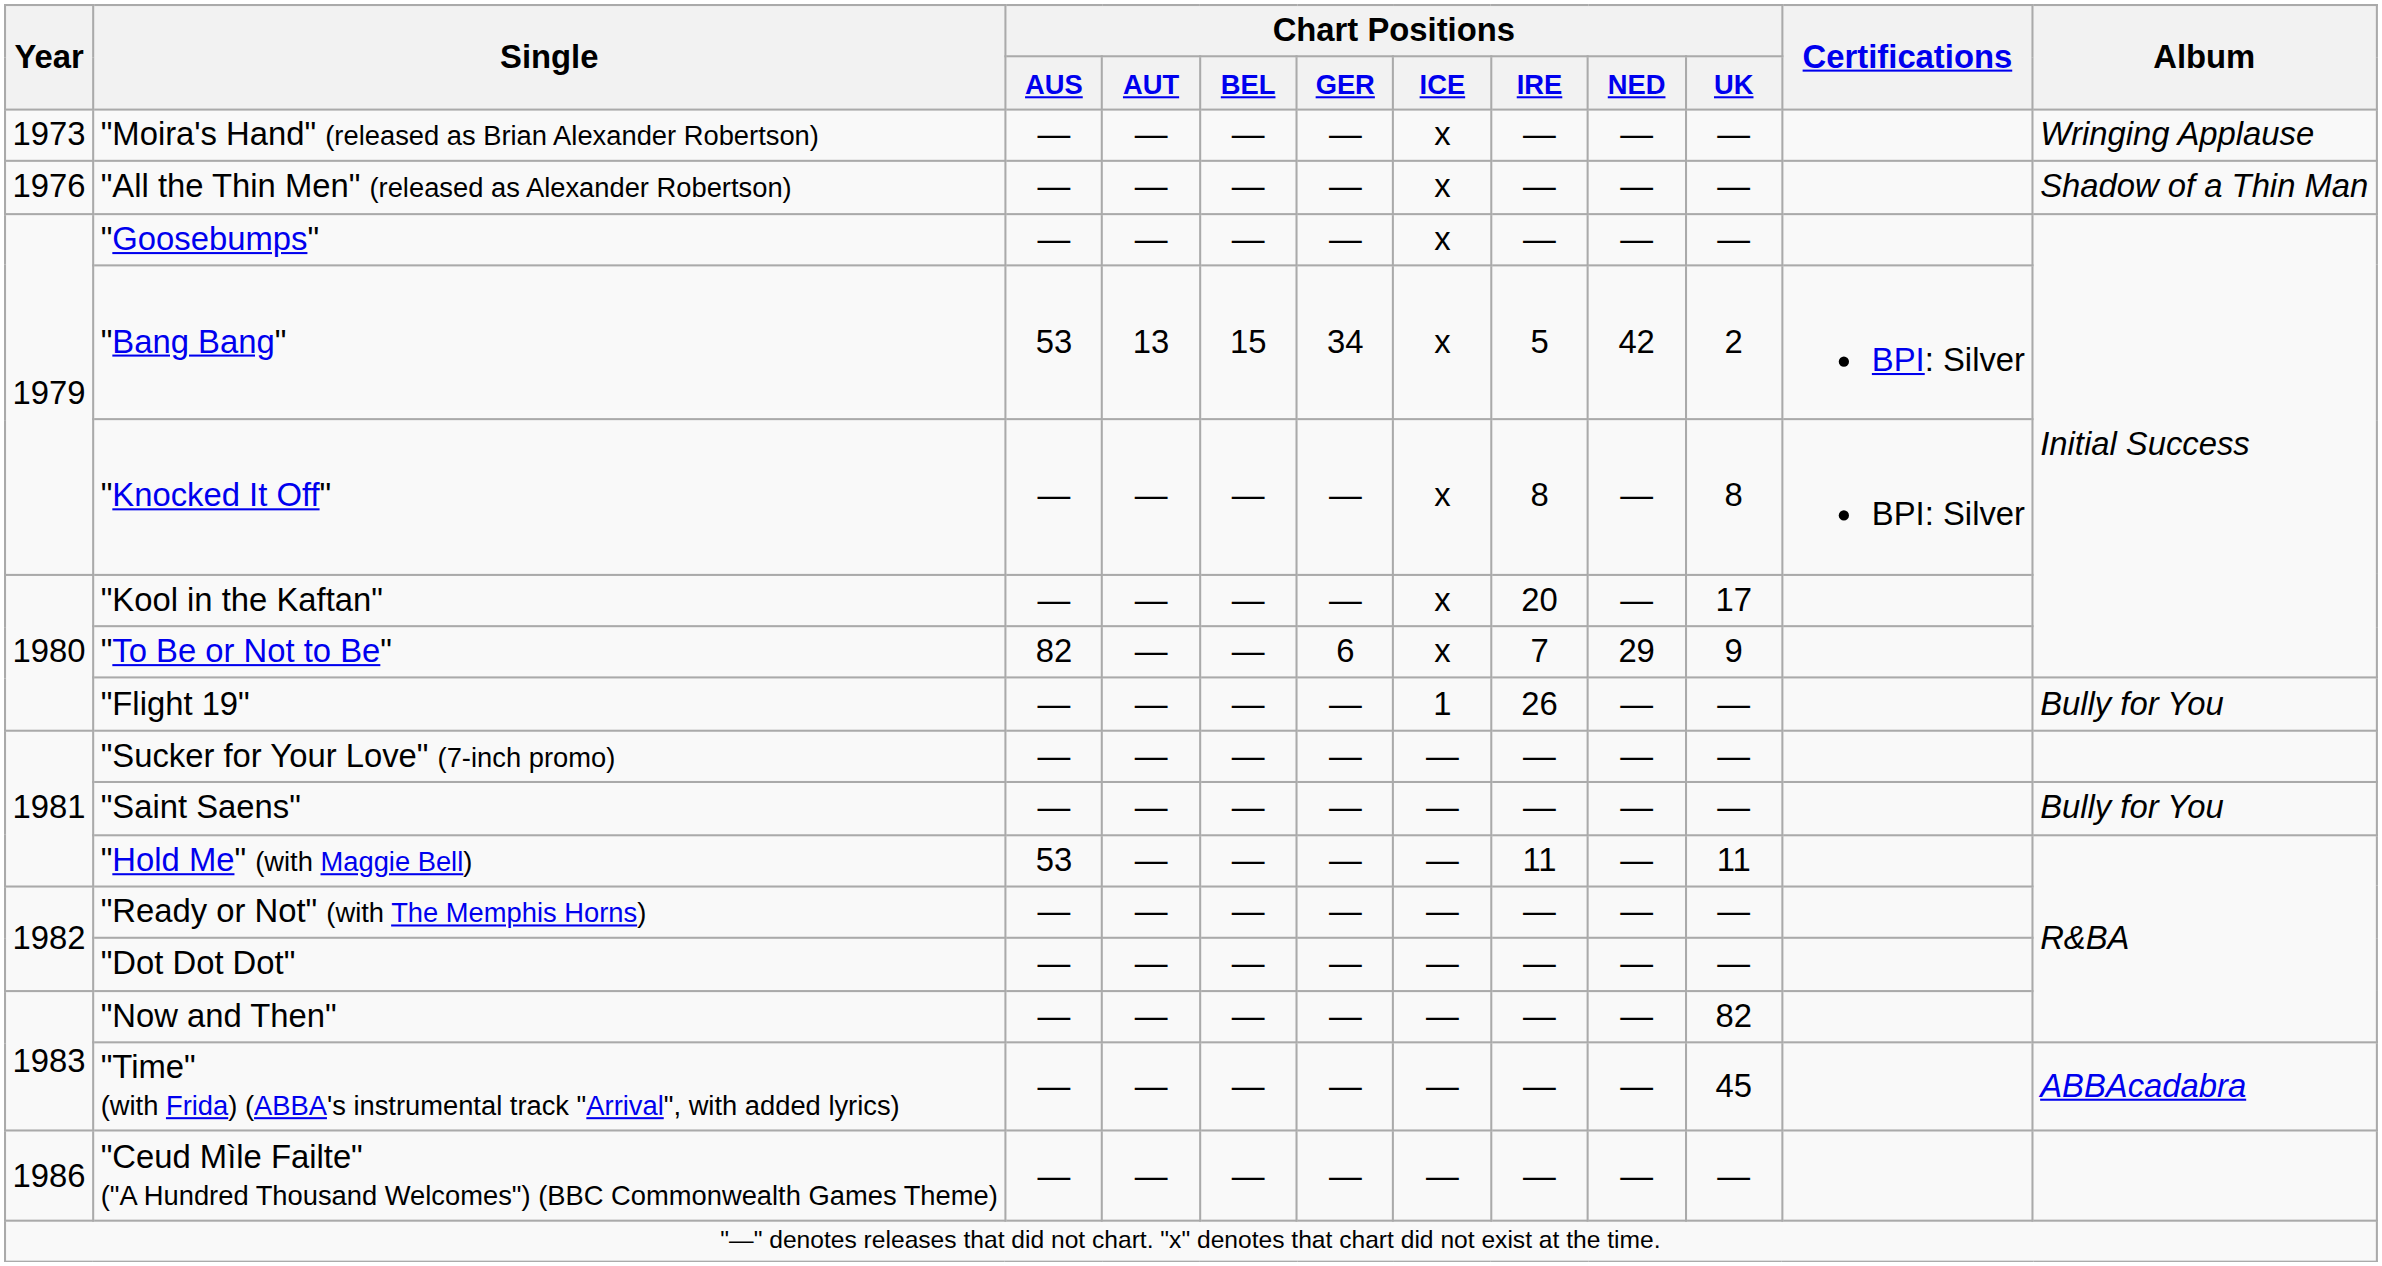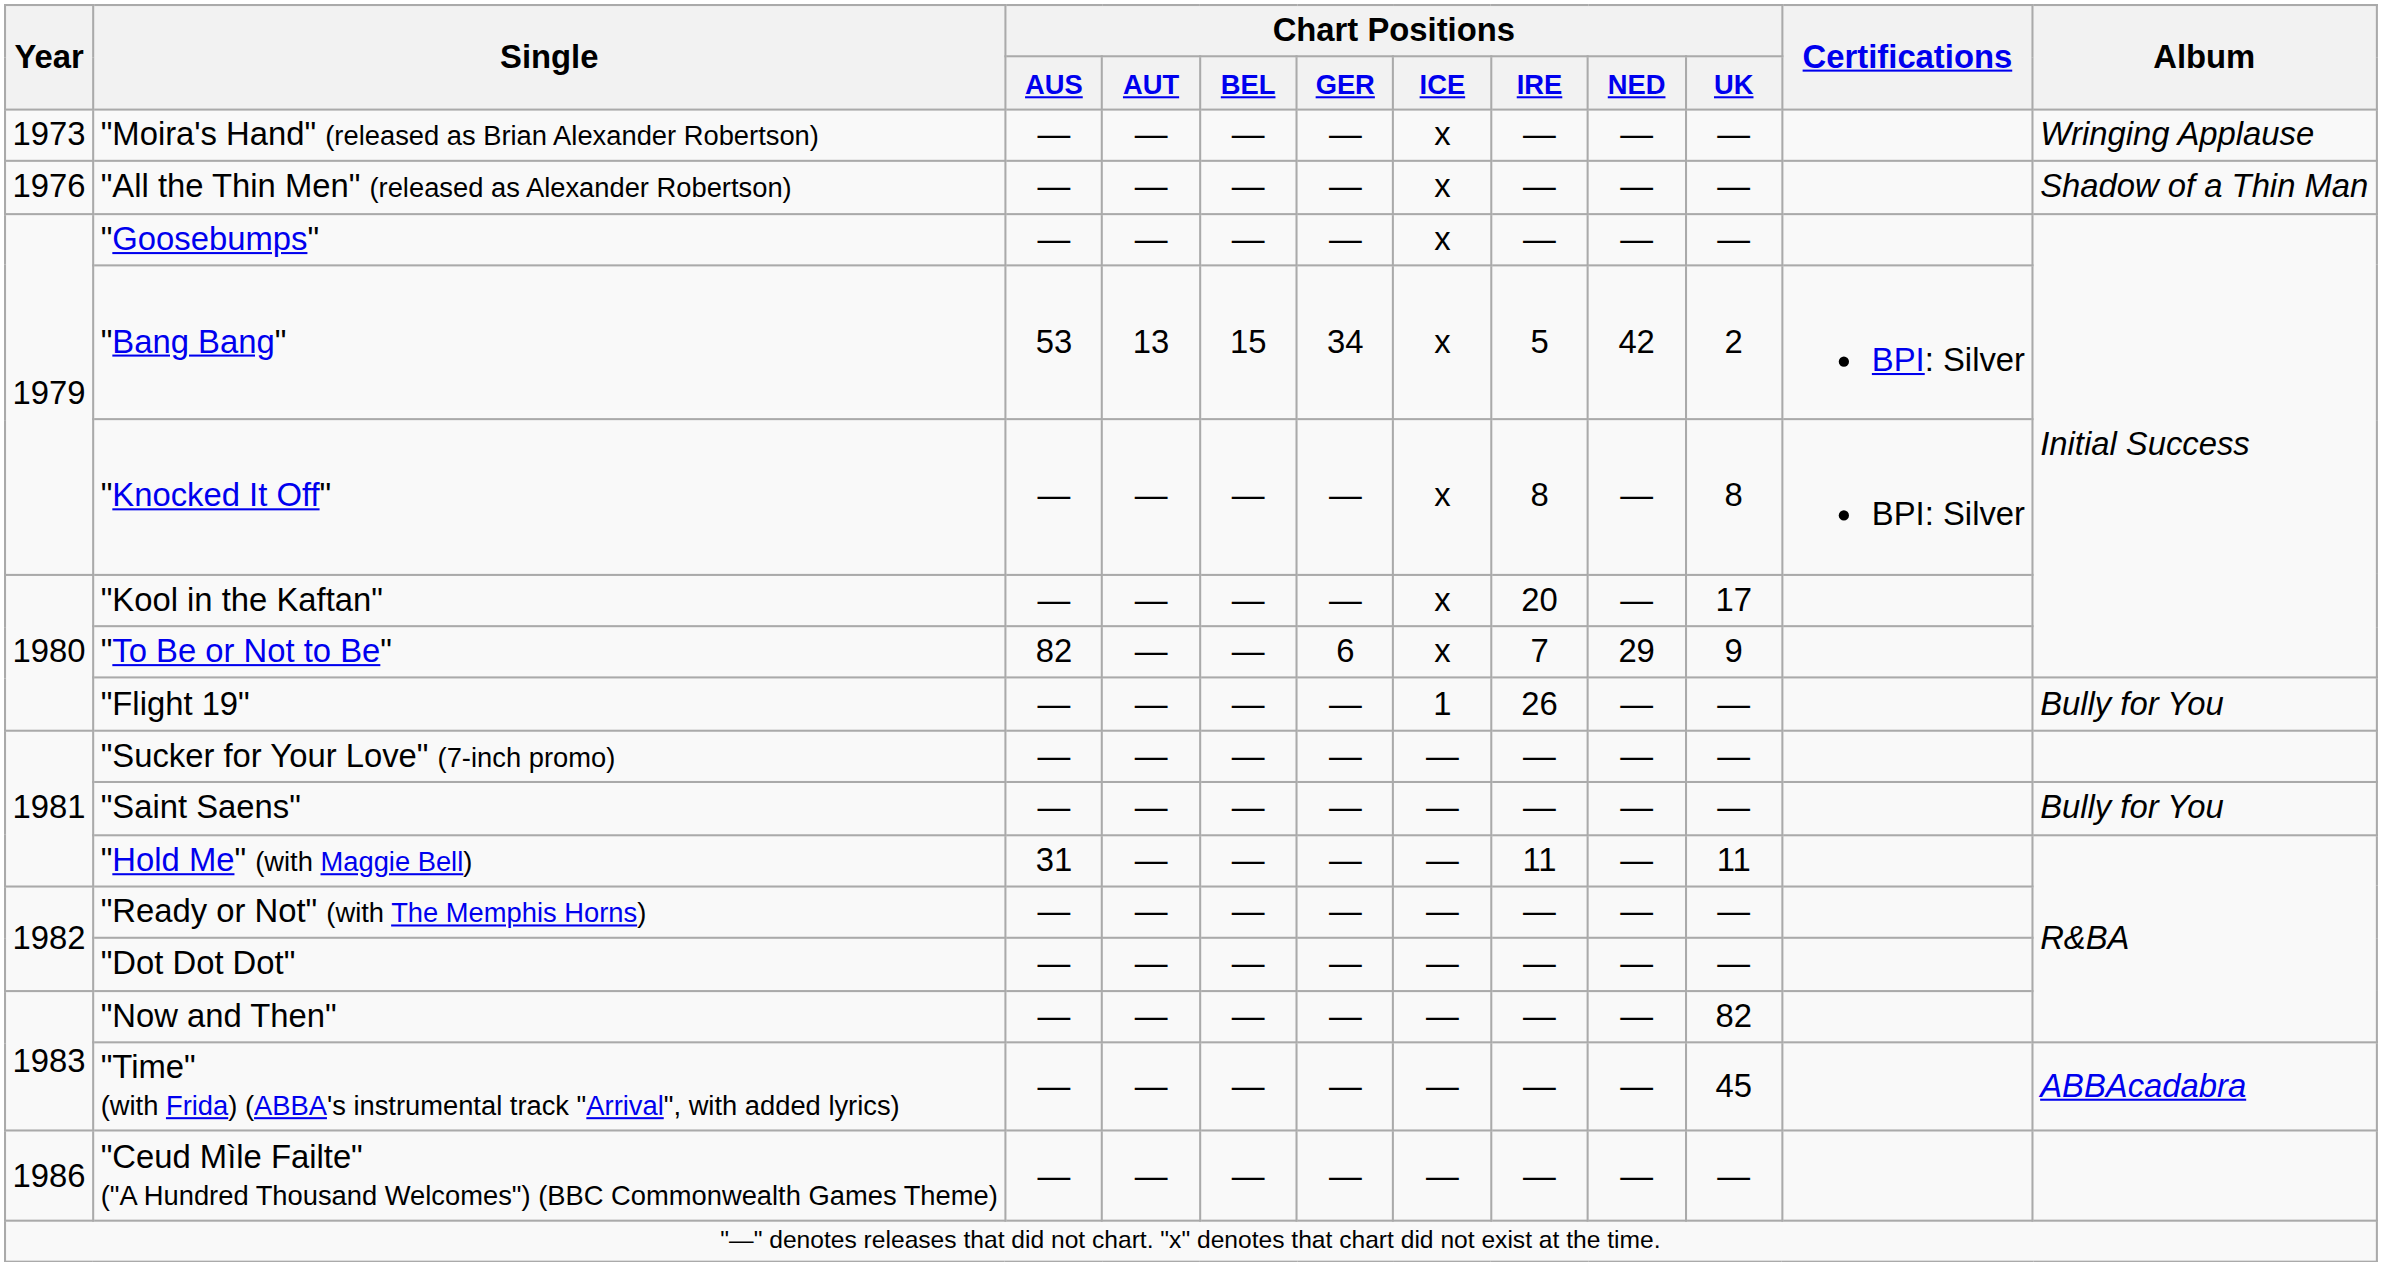(1054, 859) 53 -> (1054, 859) 31
